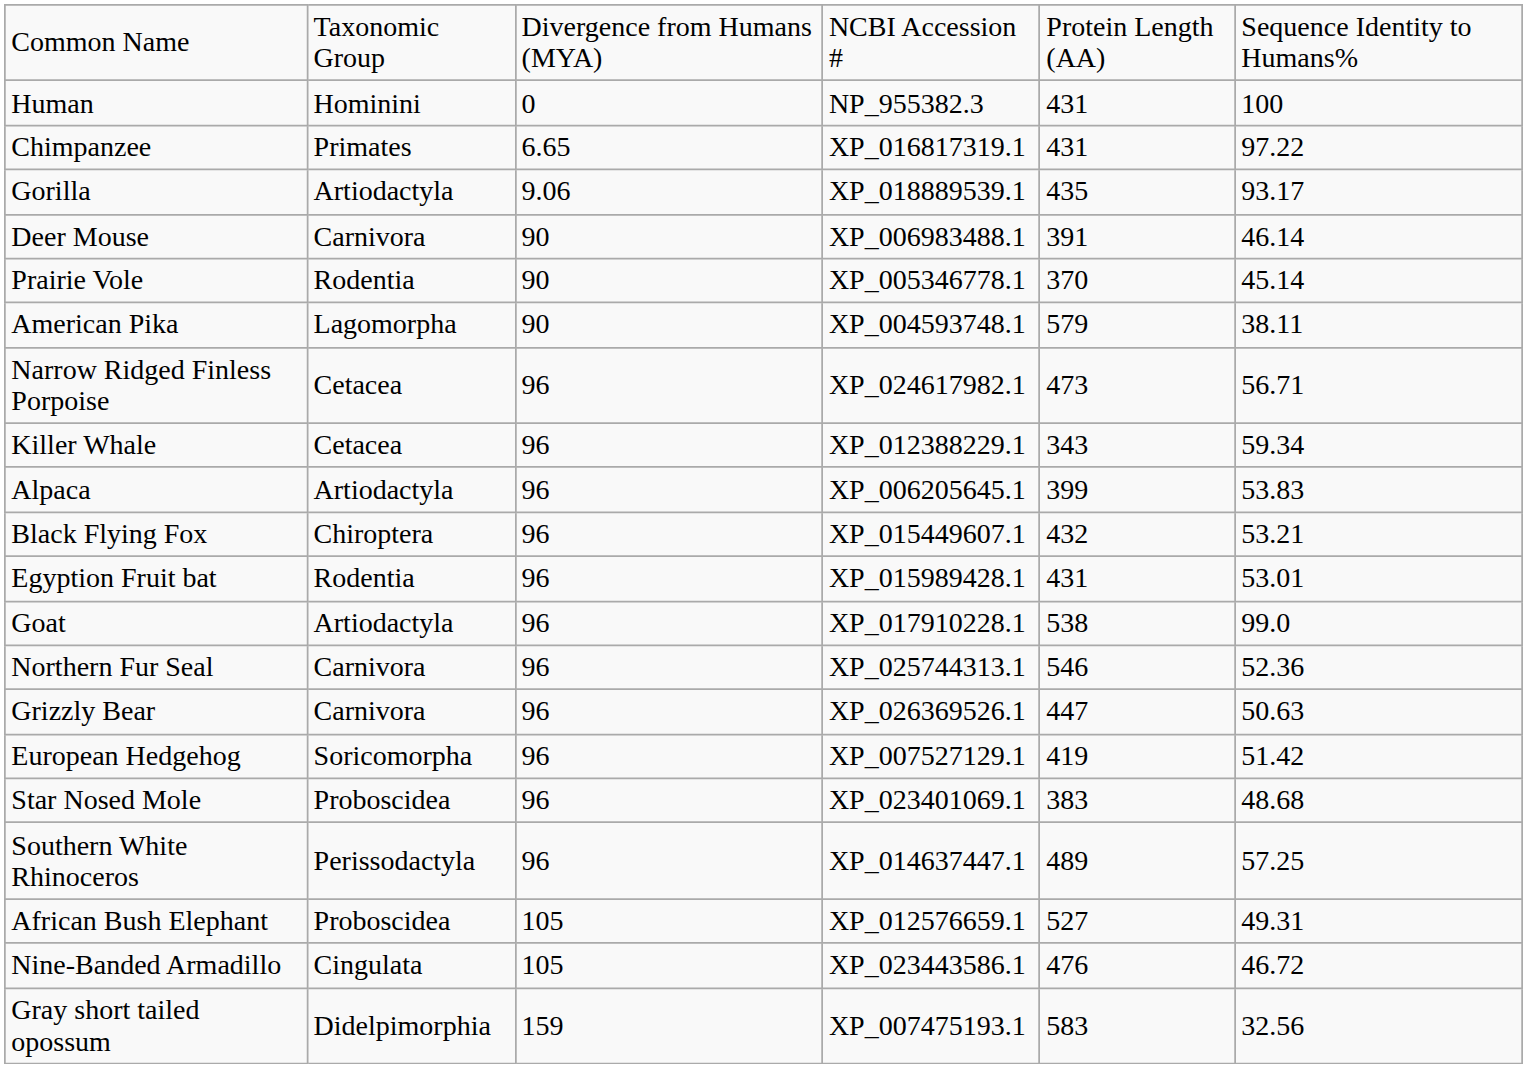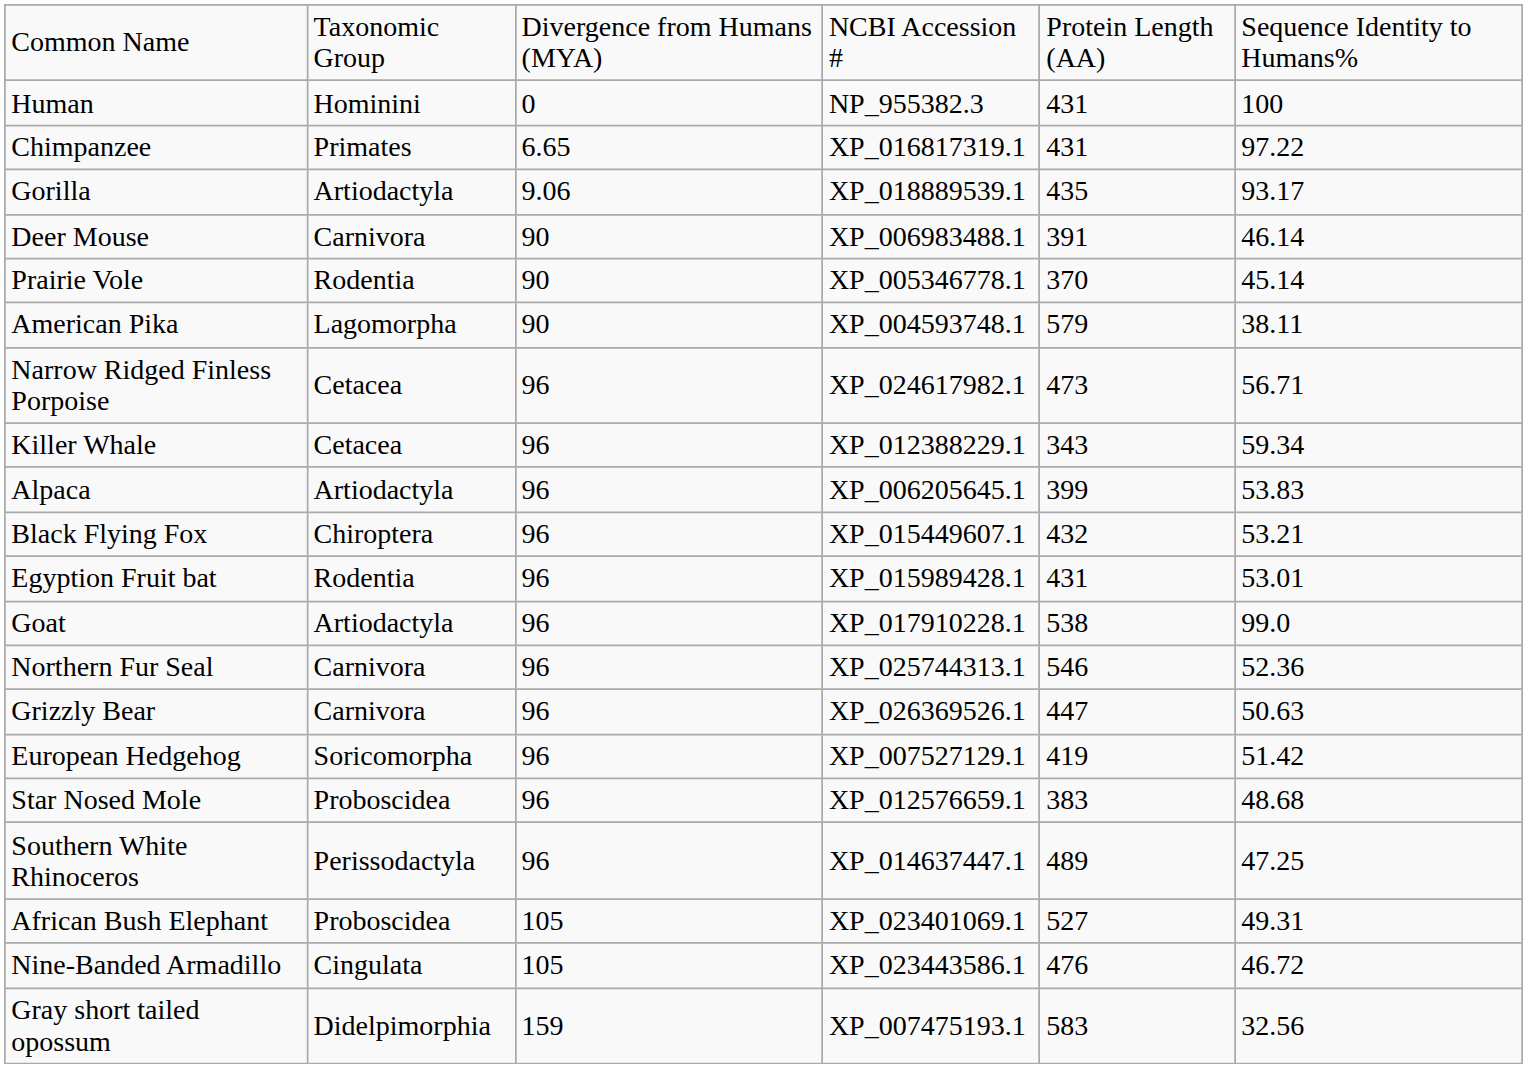(927, 800) XP_023401069.1 -> (927, 800) XP_012576659.1
(1273, 860) 57.25 -> (1273, 860) 47.25
(927, 920) XP_012576659.1 -> (927, 920) XP_023401069.1
